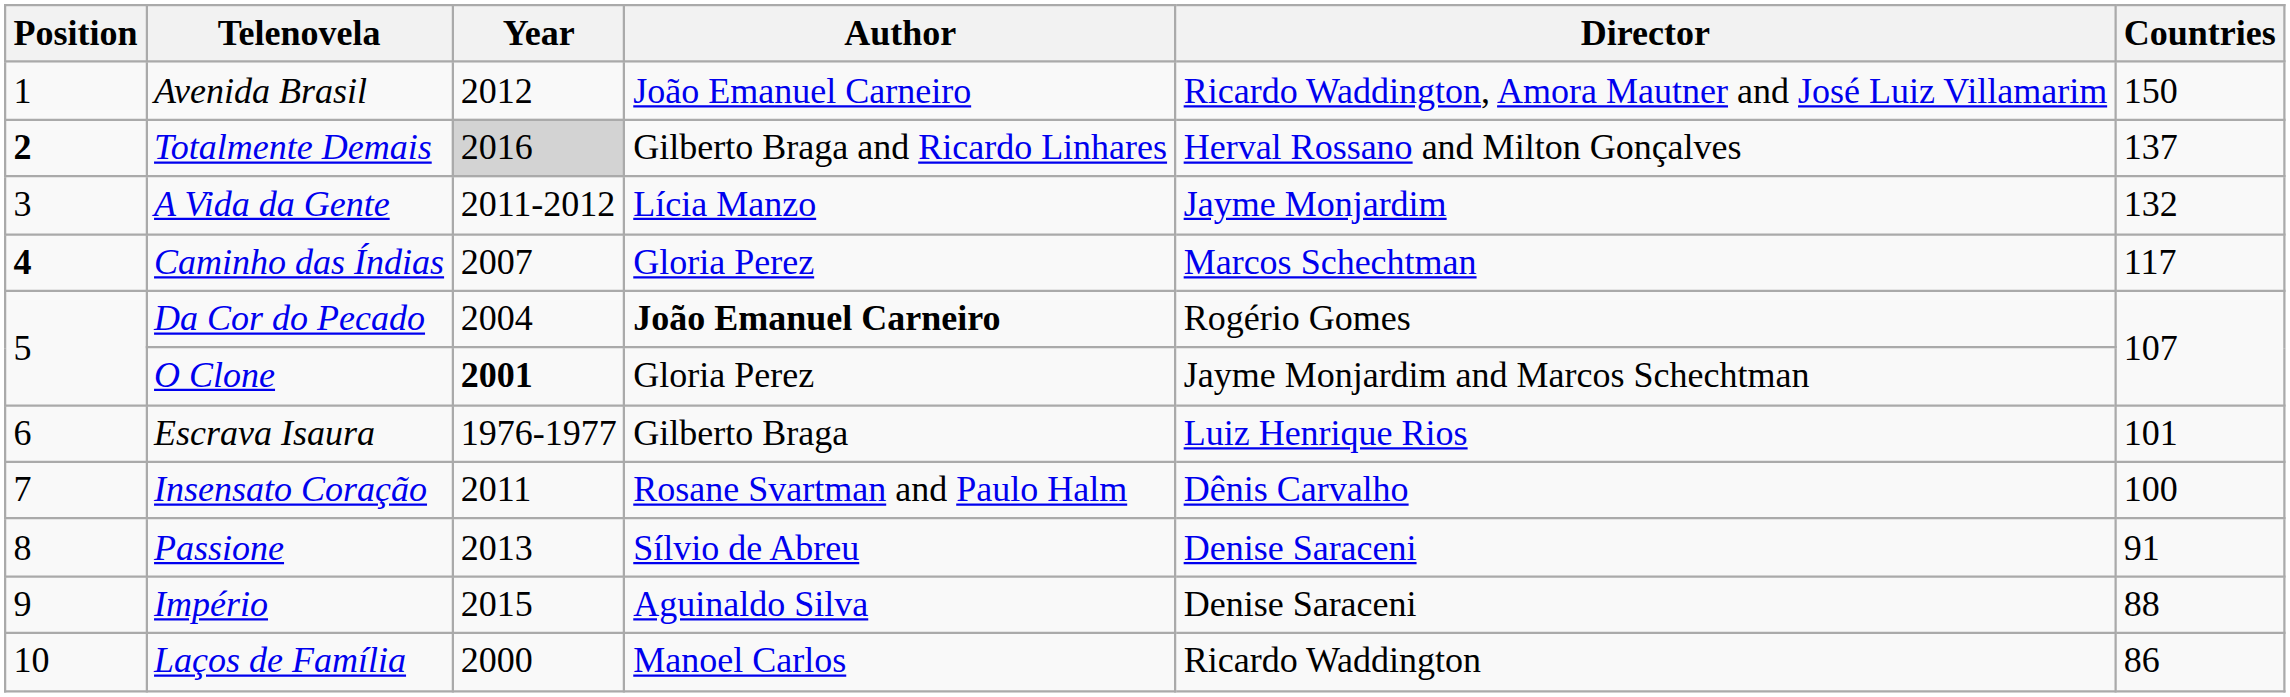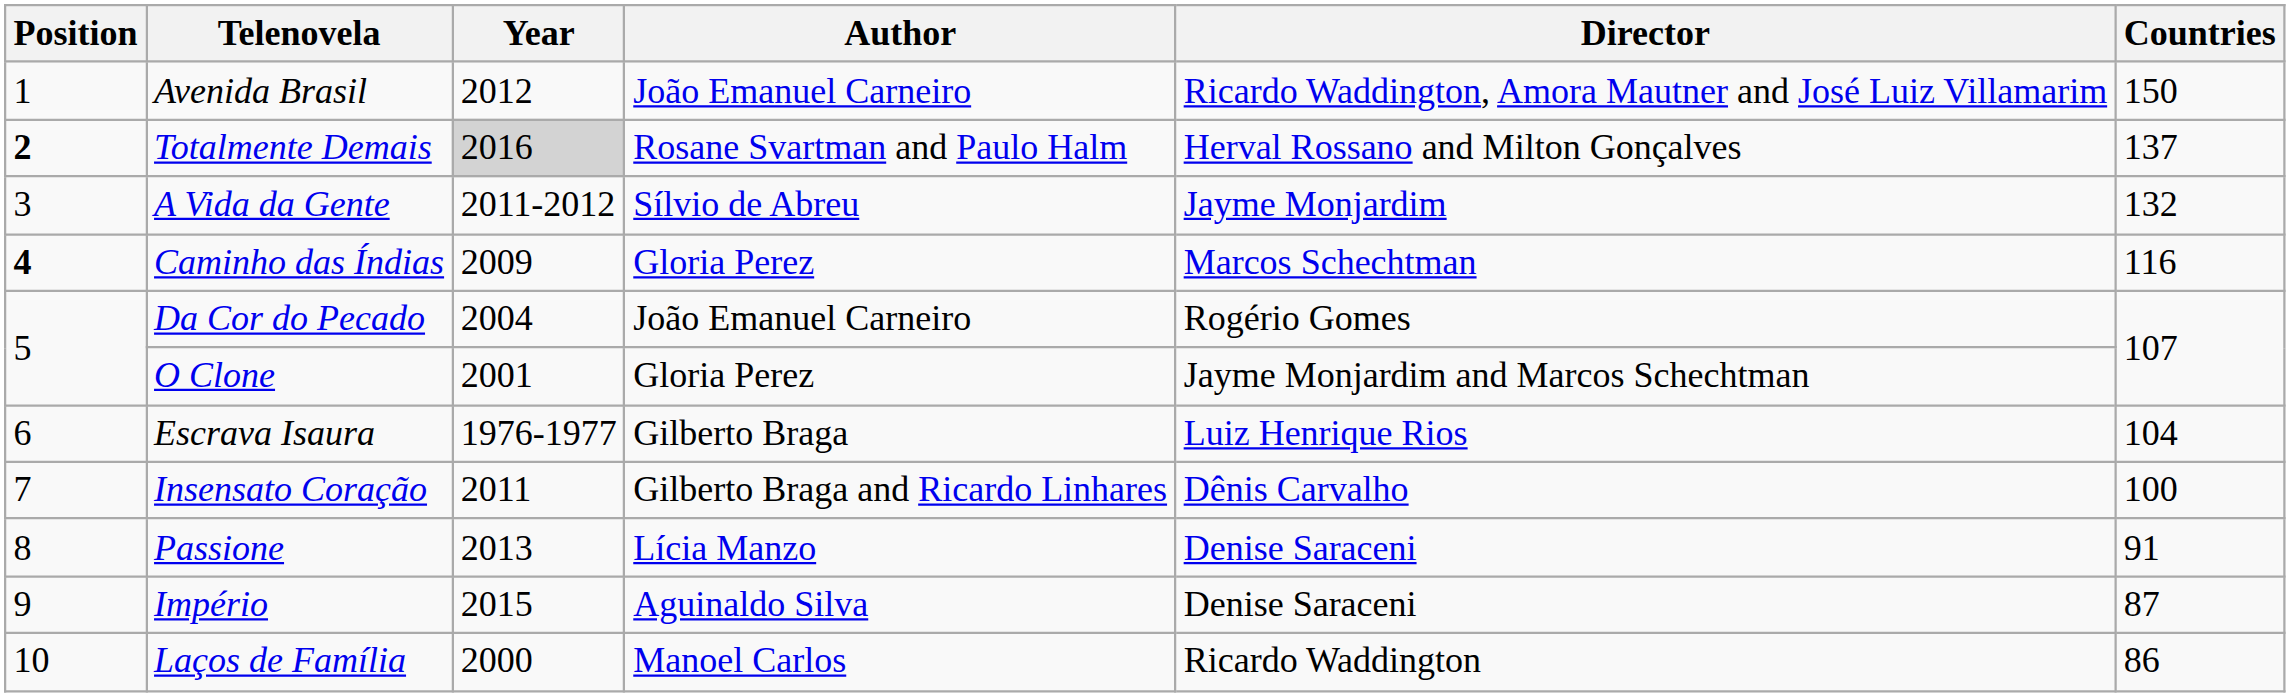(900, 147) Gilberto Braga and Ricardo Linhares -> (880, 147) Rosane Svartman and Paulo Halm
(725, 204) Lícia Manzo -> (746, 204) Sílvio de Abreu
(497, 261) 2007 -> (497, 261) 2009
(2150, 261) 117 -> (2150, 261) 116
(817, 318) bold -> (802, 318) normal
(497, 375) bold -> (497, 375) normal
(2151, 432) 101 -> (2151, 432) 104
(880, 489) Rosane Svartman and Paulo Halm -> (900, 489) Gilberto Braga and Ricardo Linhares
(746, 546) Sílvio de Abreu -> (725, 546) Lícia Manzo
(2142, 603) 88 -> (2142, 603) 87
